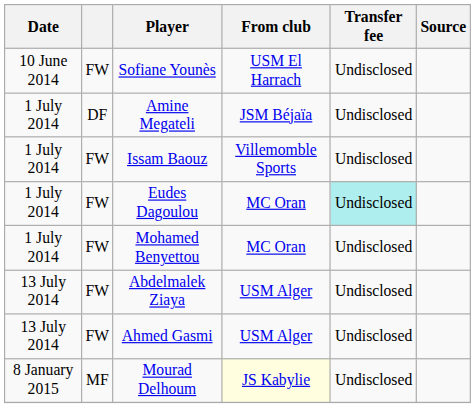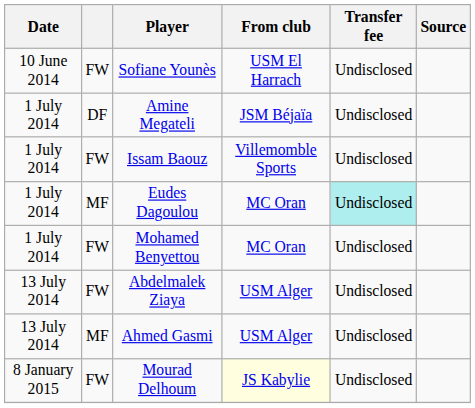(97, 203) FW -> (97, 203) MF
(97, 335) FW -> (97, 335) MF
(97, 379) MF -> (97, 379) FW
